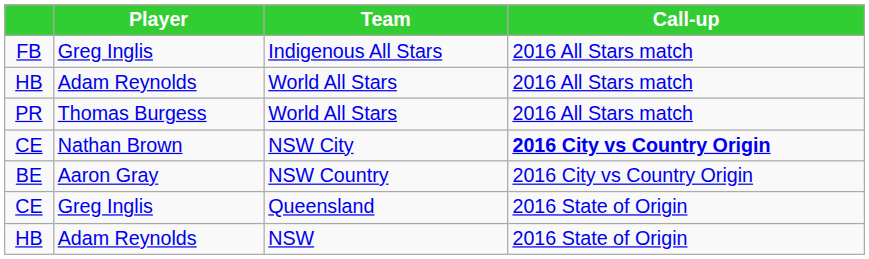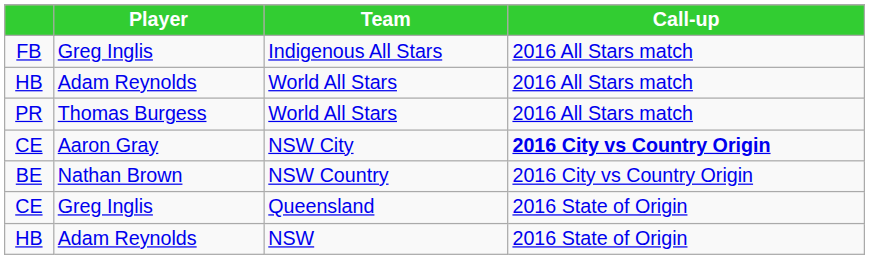(120, 144) Nathan Brown -> (108, 144) Aaron Gray
(108, 176) Aaron Gray -> (120, 176) Nathan Brown
